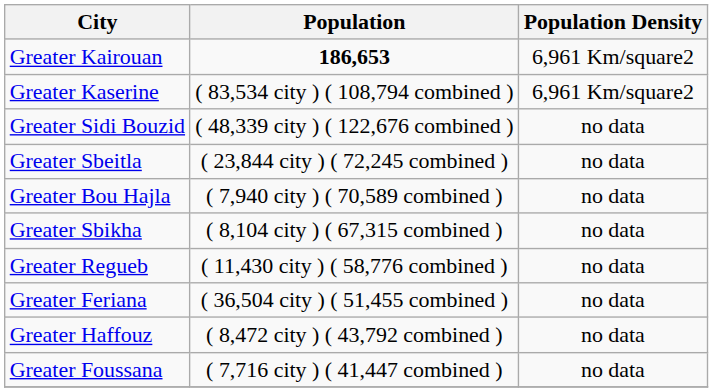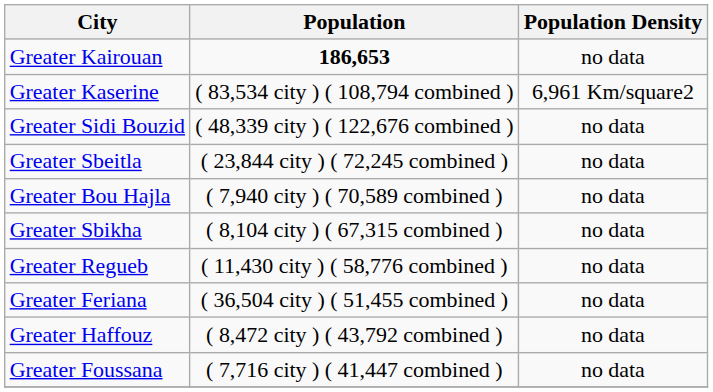(613, 56) 6,961 Km/square2 -> (613, 56) no data
